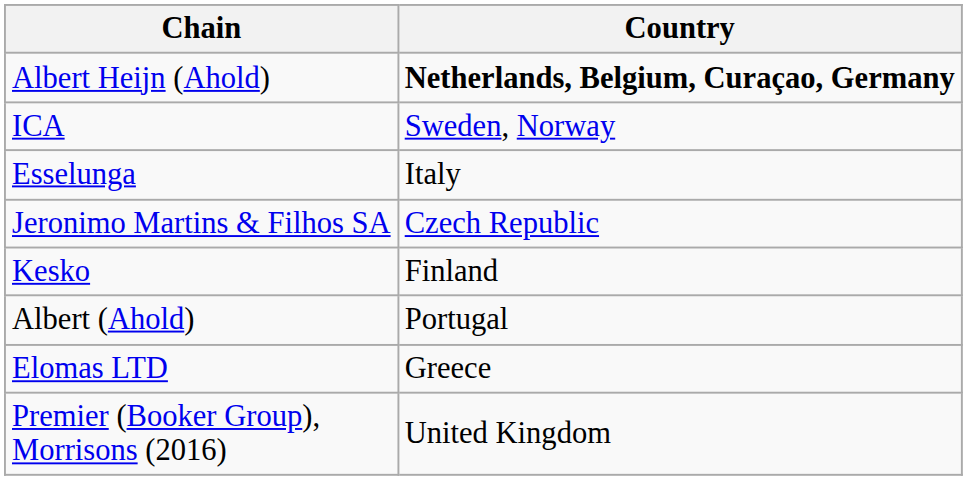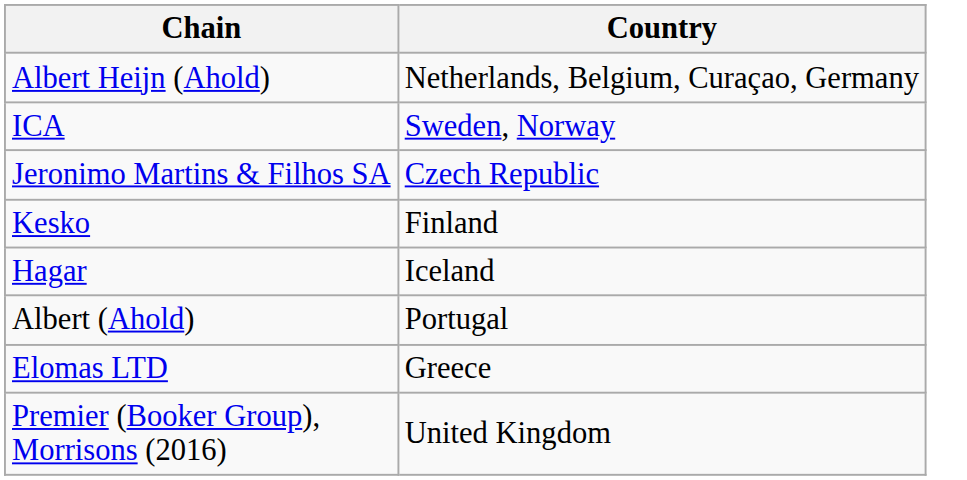(680, 77) bold -> (662, 77) normal
- row: (74, 174)
+ row: (49, 271)
